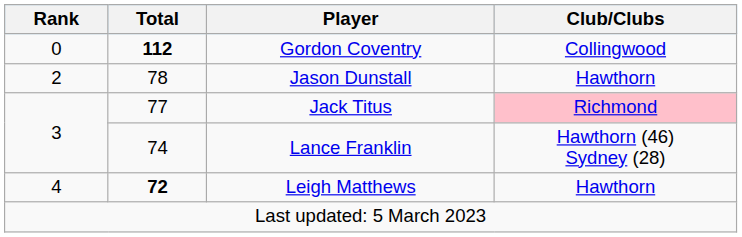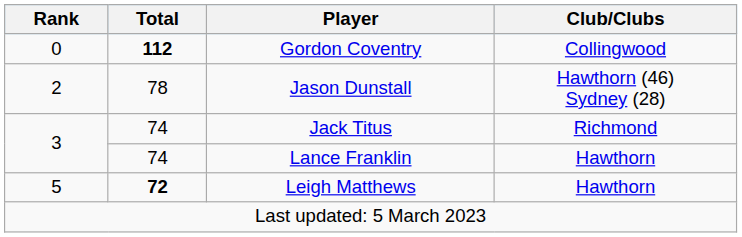(615, 78) Hawthorn -> (615, 88) Hawthorn (46) Sydney (28)
(157, 107) 77 -> (157, 128) 74
(615, 107) pink background -> (615, 128) no background
(615, 147) Hawthorn (46) Sydney (28) -> (615, 157) Hawthorn
(56, 187) 4 -> (56, 187) 5
